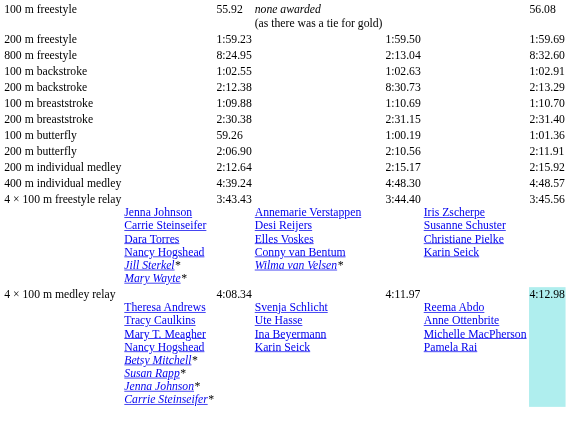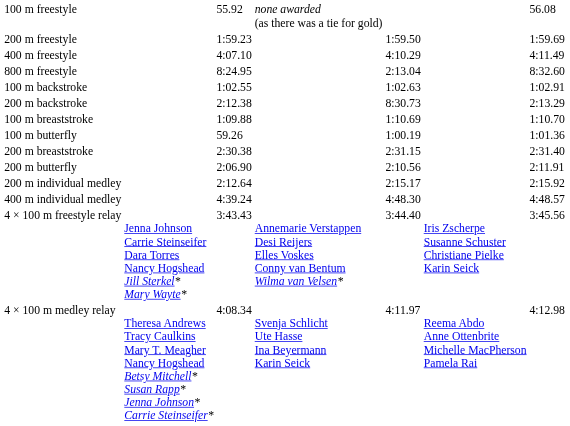+ row: (41, 55)
rows swapped: (49, 119) <-> (41, 135)
(547, 294) paleturquoise background -> (547, 310) no background
